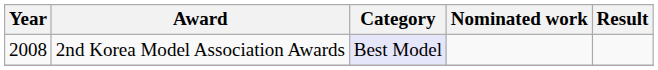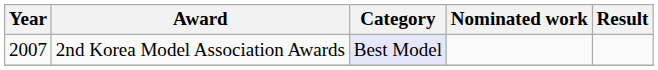(28, 49) 2008 -> (28, 49) 2007
